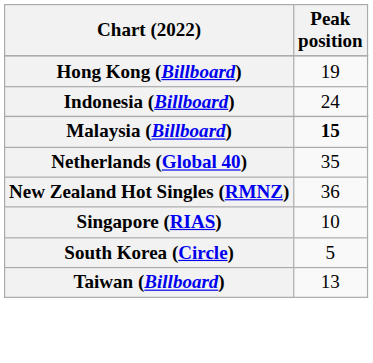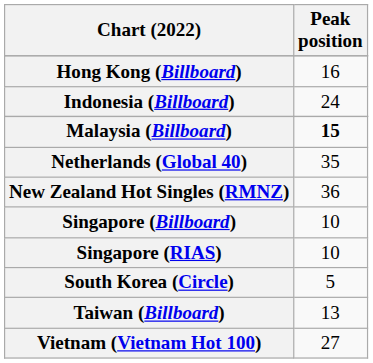(330, 71) 19 -> (330, 71) 16
+ row: (149, 222)
+ row: (149, 342)
